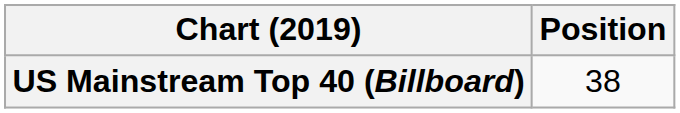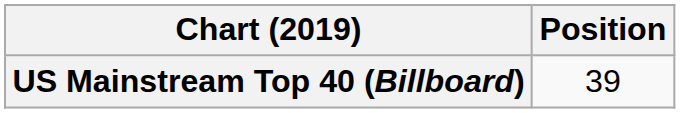(603, 81) 38 -> (603, 81) 39
